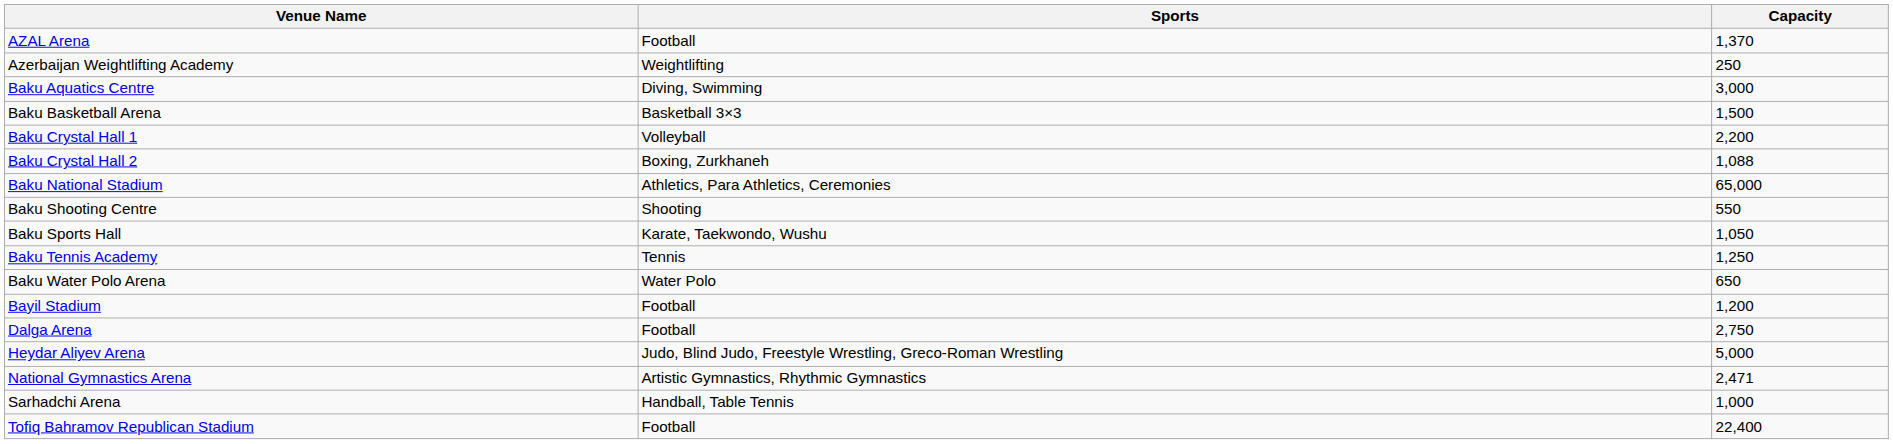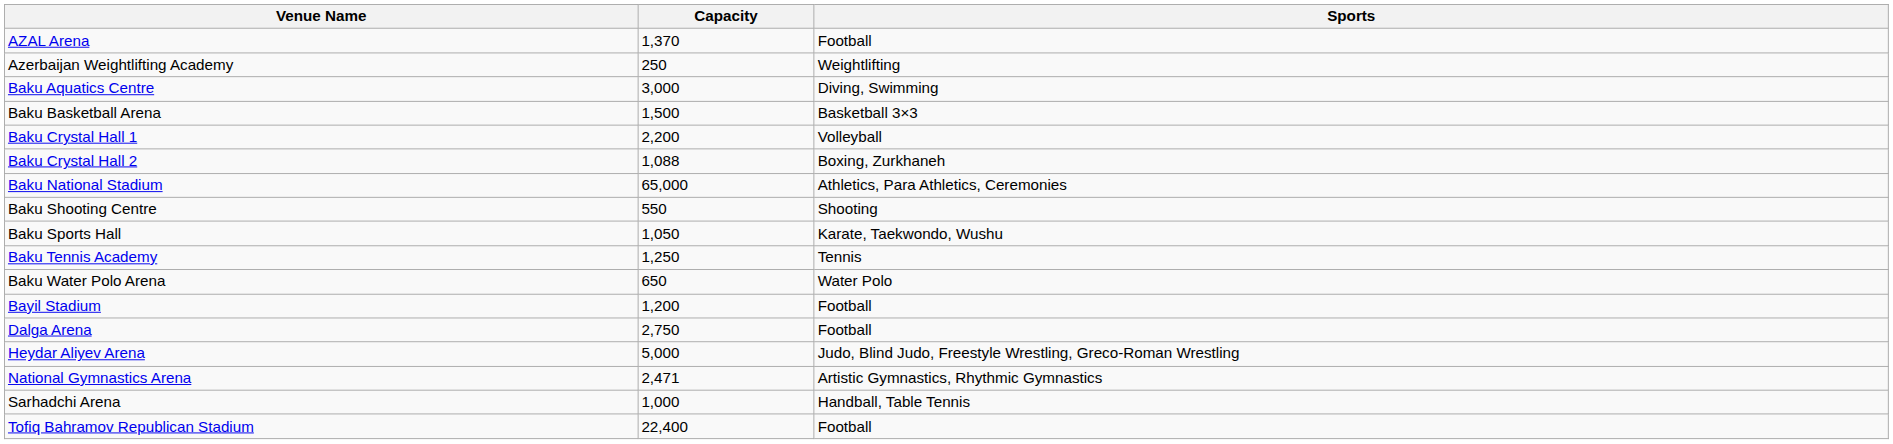columns swapped: (1175, 16) <-> (1800, 16)
